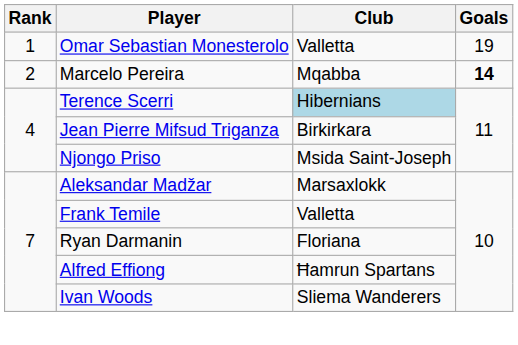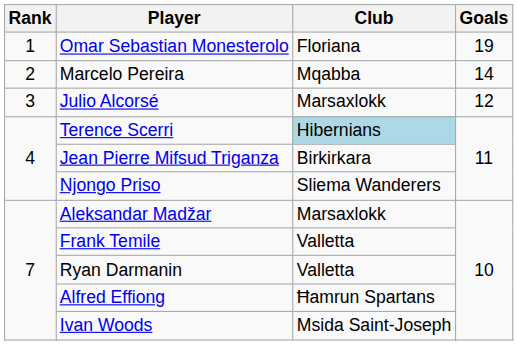(325, 46) Valletta -> (329, 46) Floriana
(484, 74) bold -> (484, 74) normal
+ row: (109, 102)
(374, 158) Msida Saint-Joseph -> (369, 185) Sliema Wanderers
(329, 241) Floriana -> (325, 269) Valletta
(369, 297) Sliema Wanderers -> (374, 325) Msida Saint-Joseph
